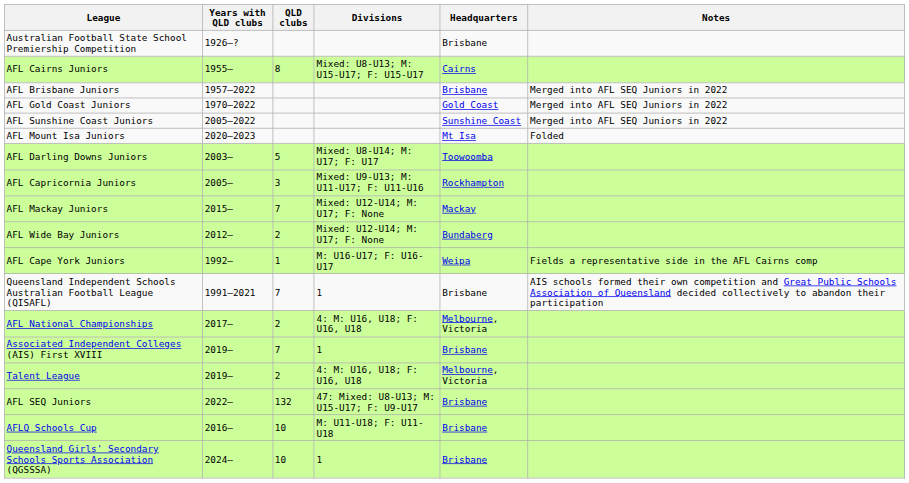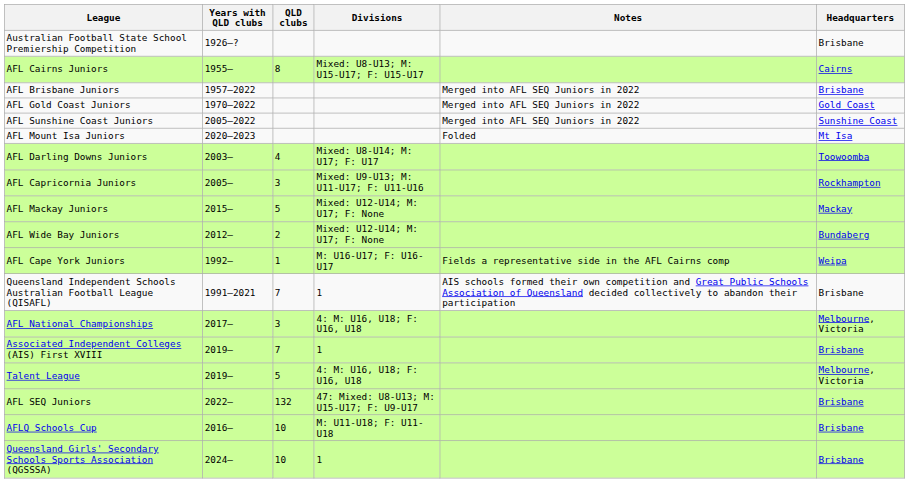columns swapped: (484, 17) <-> (716, 17)
(278, 157) 5 -> (278, 157) 4
(278, 209) 7 -> (278, 209) 5
(278, 324) 2 -> (278, 324) 3
(278, 376) 2 -> (278, 376) 5
